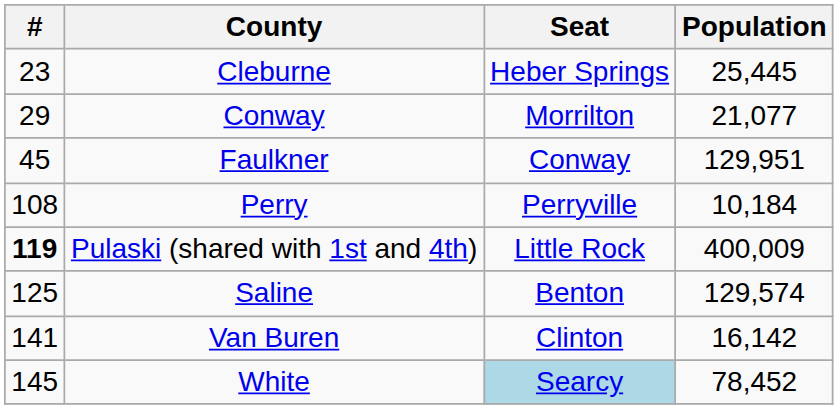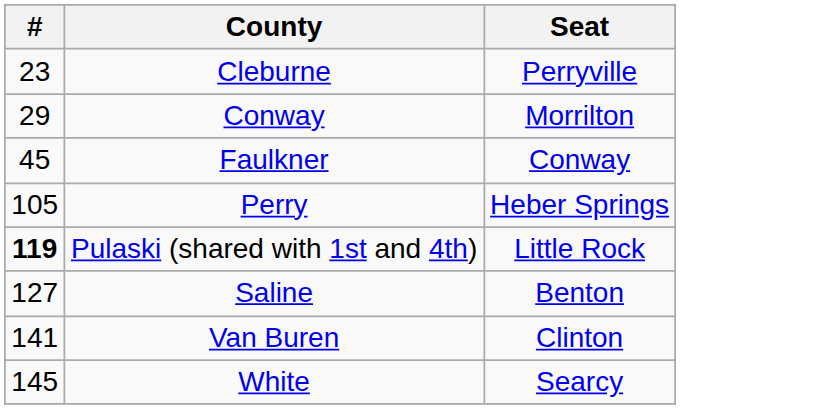- column: (754, 26)
(580, 71) Heber Springs -> (580, 71) Perryville
(35, 204) 108 -> (35, 204) 105
(580, 204) Perryville -> (580, 204) Heber Springs
(35, 293) 125 -> (35, 293) 127
(580, 381) lightblue background -> (580, 381) no background
